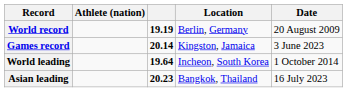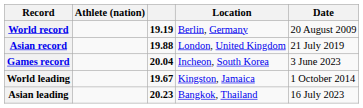+ row: (38, 45)
(161, 45) 20.14 -> (161, 62) 20.04
(216, 45) Kingston, Jamaica -> (223, 62) Incheon, South Korea
(161, 62) 19.64 -> (161, 78) 19.67
(223, 62) Incheon, South Korea -> (216, 78) Kingston, Jamaica
